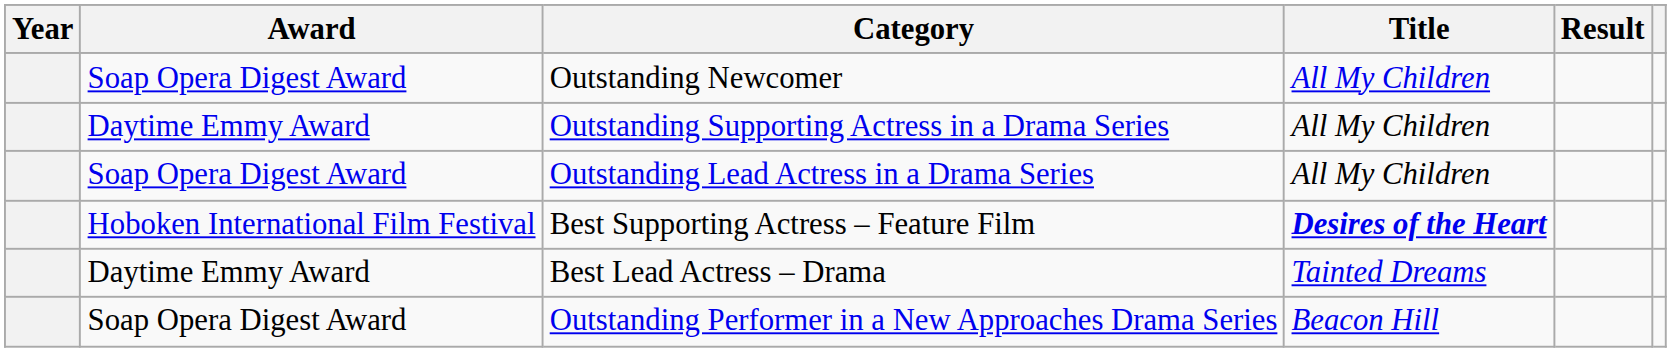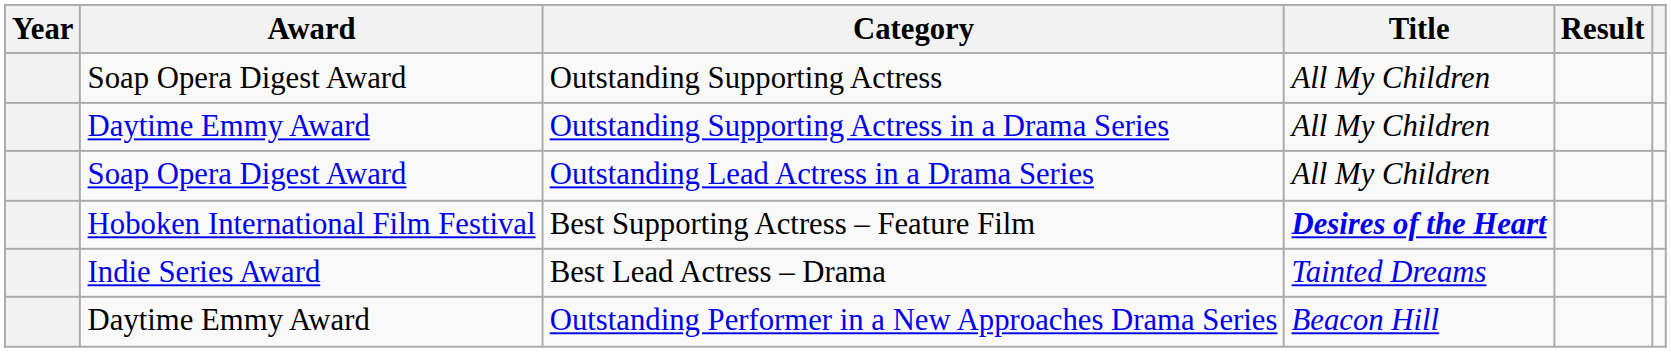- row: (696, 77)
+ row: (746, 77)
(229, 272) Daytime Emmy Award -> (204, 272) Indie Series Award
(247, 321) Soap Opera Digest Award -> (229, 321) Daytime Emmy Award
